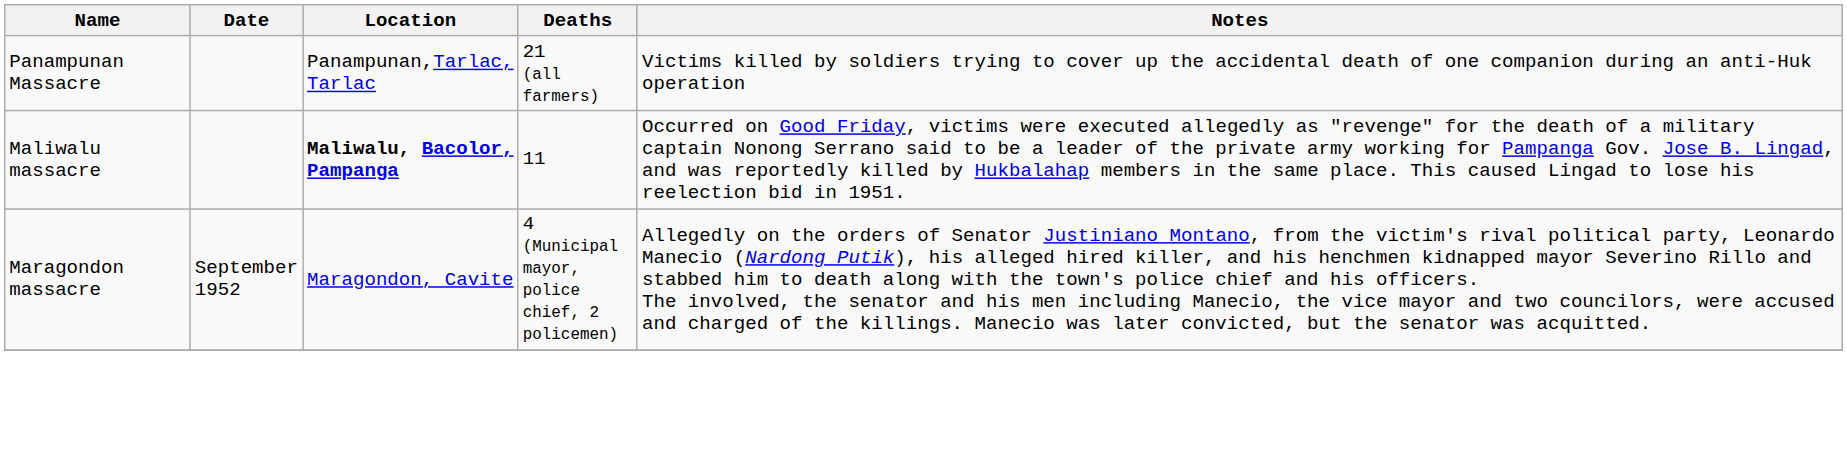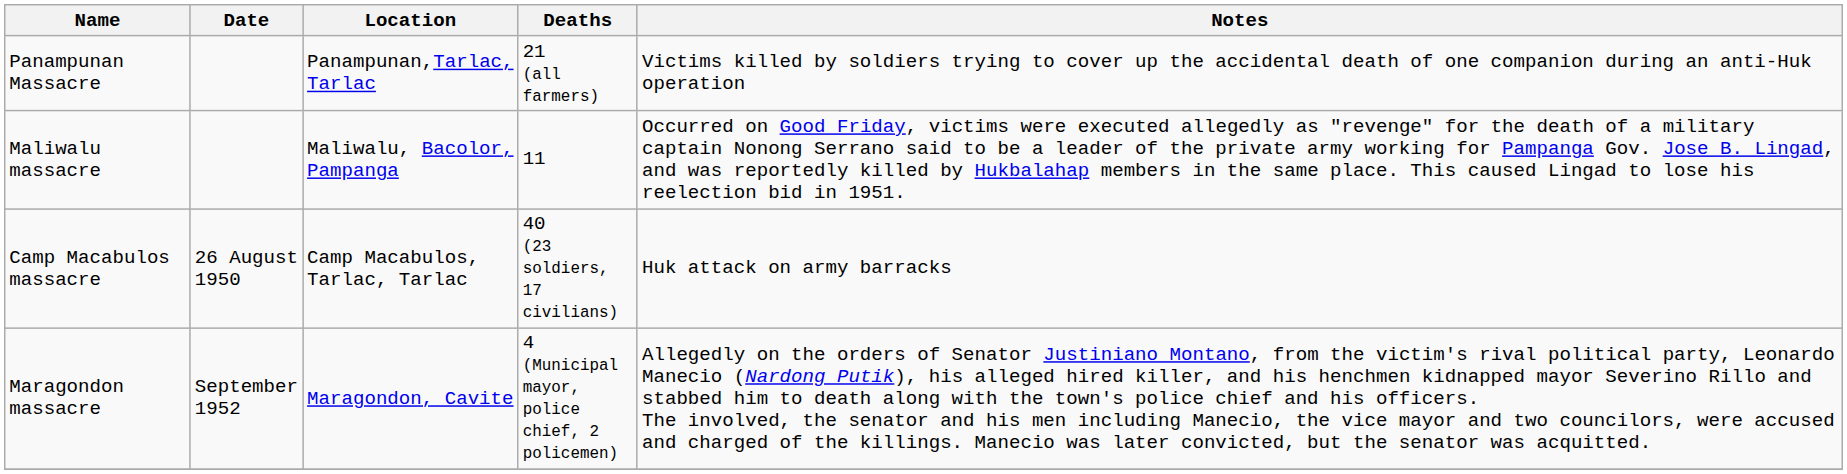(410, 160) bold -> (410, 160) normal
+ row: (90, 268)
